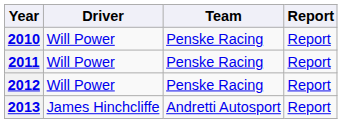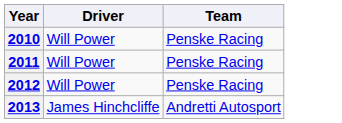- column: (311, 16)
